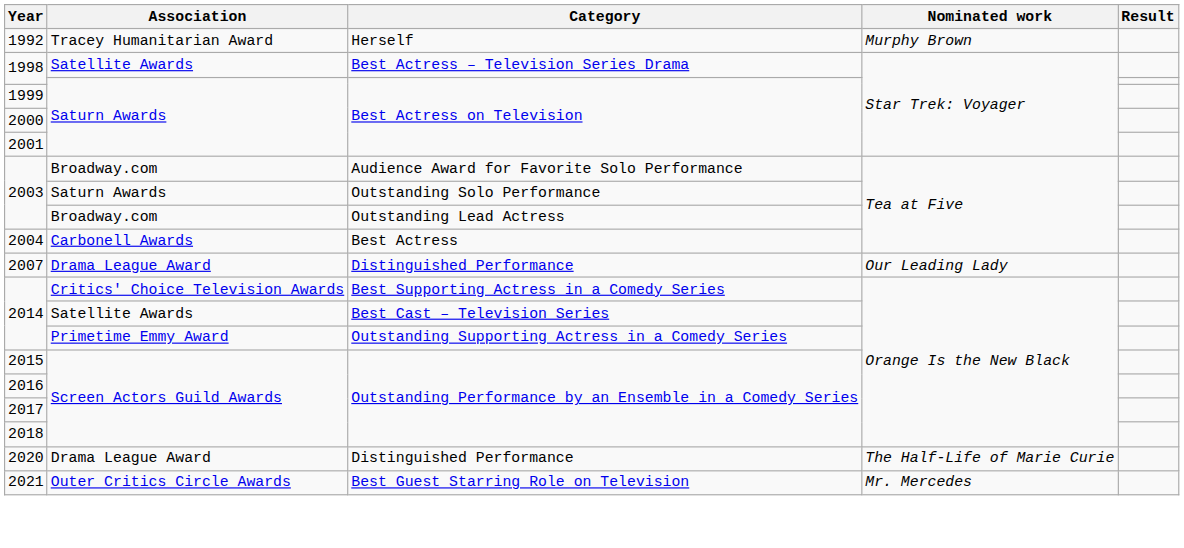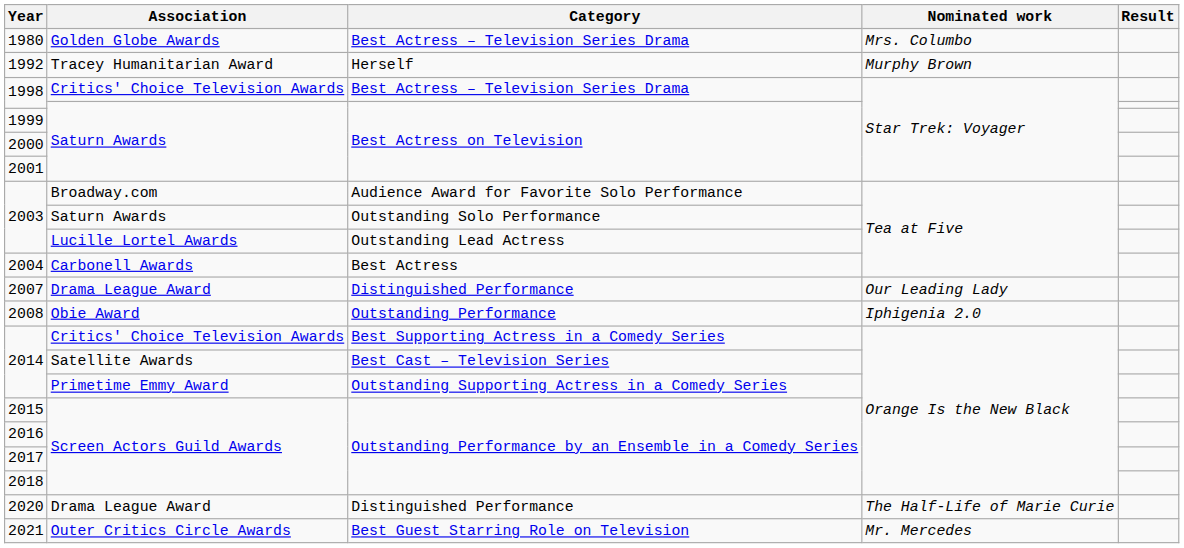+ row: (26, 41)
(122, 65) Satellite Awards -> (197, 89) Critics' Choice Television Awards
(104, 217) Broadway.com -> (144, 241) Lucille Lortel Awards
+ row: (26, 314)
